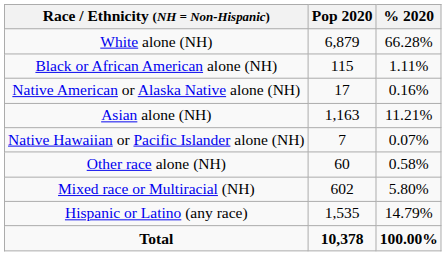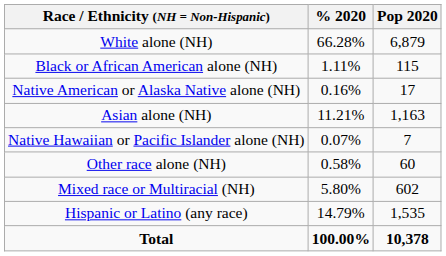columns swapped: (342, 16) <-> (409, 16)
